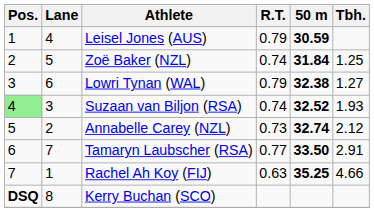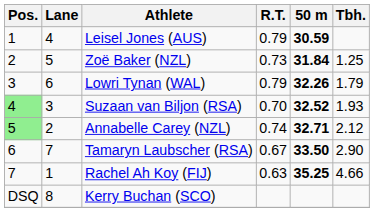(273, 60) 0.74 -> (273, 60) 0.73
(311, 83) 32.38 -> (311, 83) 32.26
(350, 83) 1.27 -> (350, 83) 1.79
(273, 106) 0.74 -> (273, 106) 0.70
(12, 128) no background -> (12, 128) lightgreen background
(273, 128) 0.73 -> (273, 128) 0.74
(311, 128) 32.74 -> (311, 128) 32.71
(273, 151) 0.77 -> (273, 151) 0.67
(350, 151) 2.91 -> (350, 151) 2.90
(23, 196) bold -> (23, 196) normal
